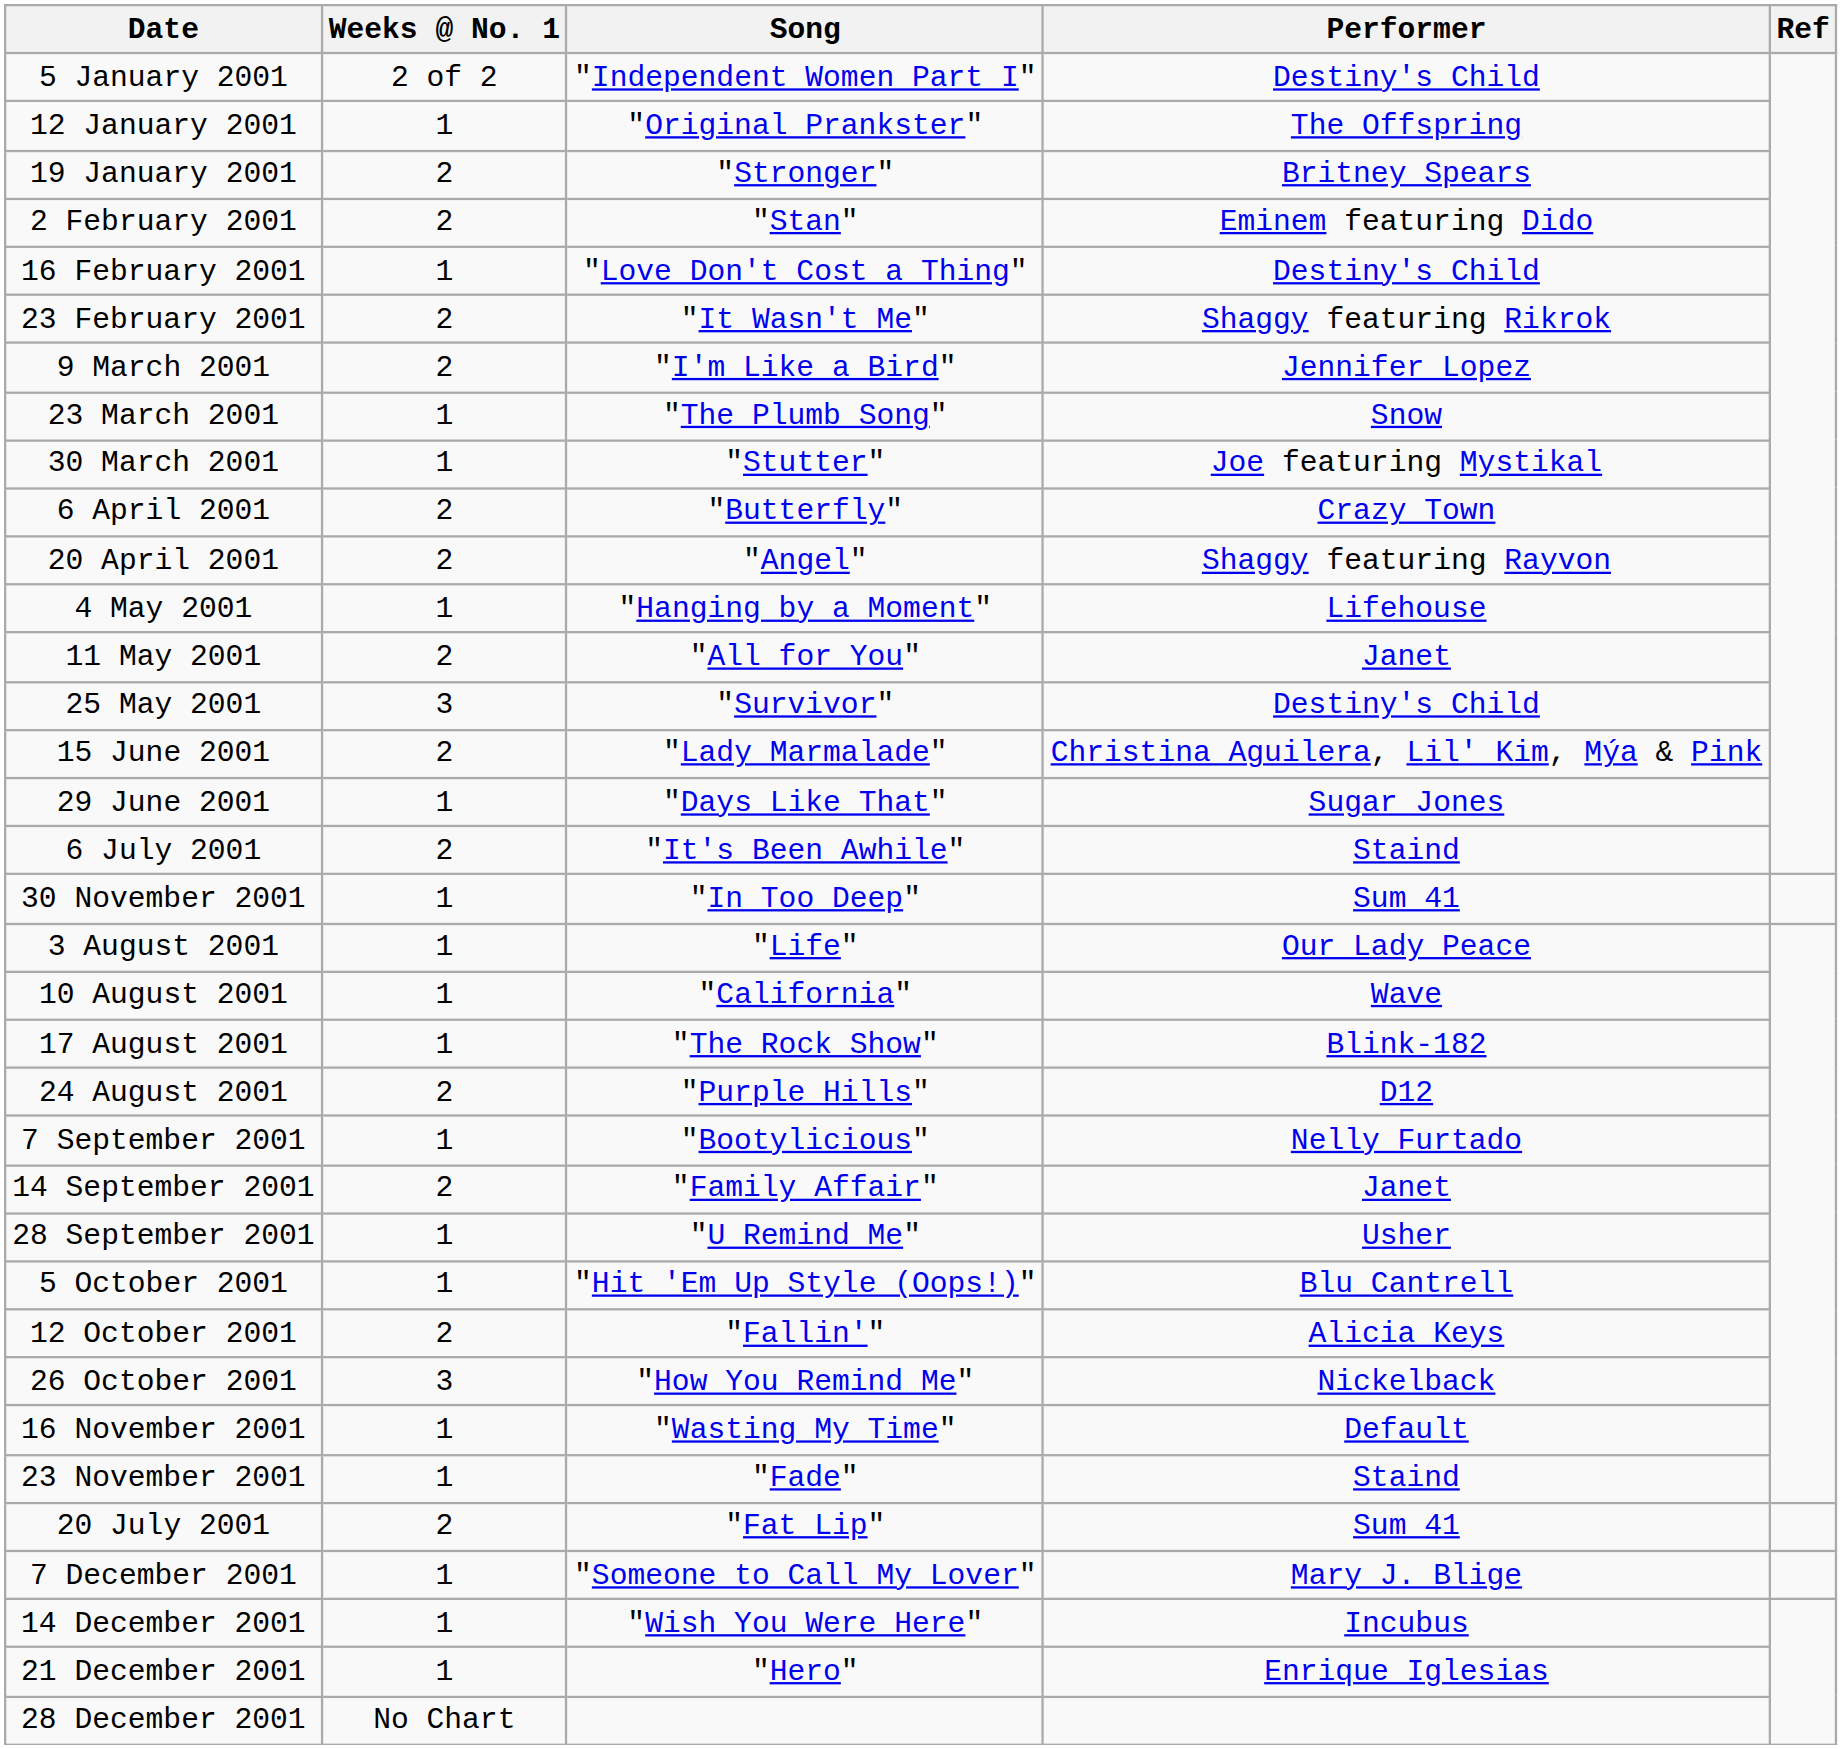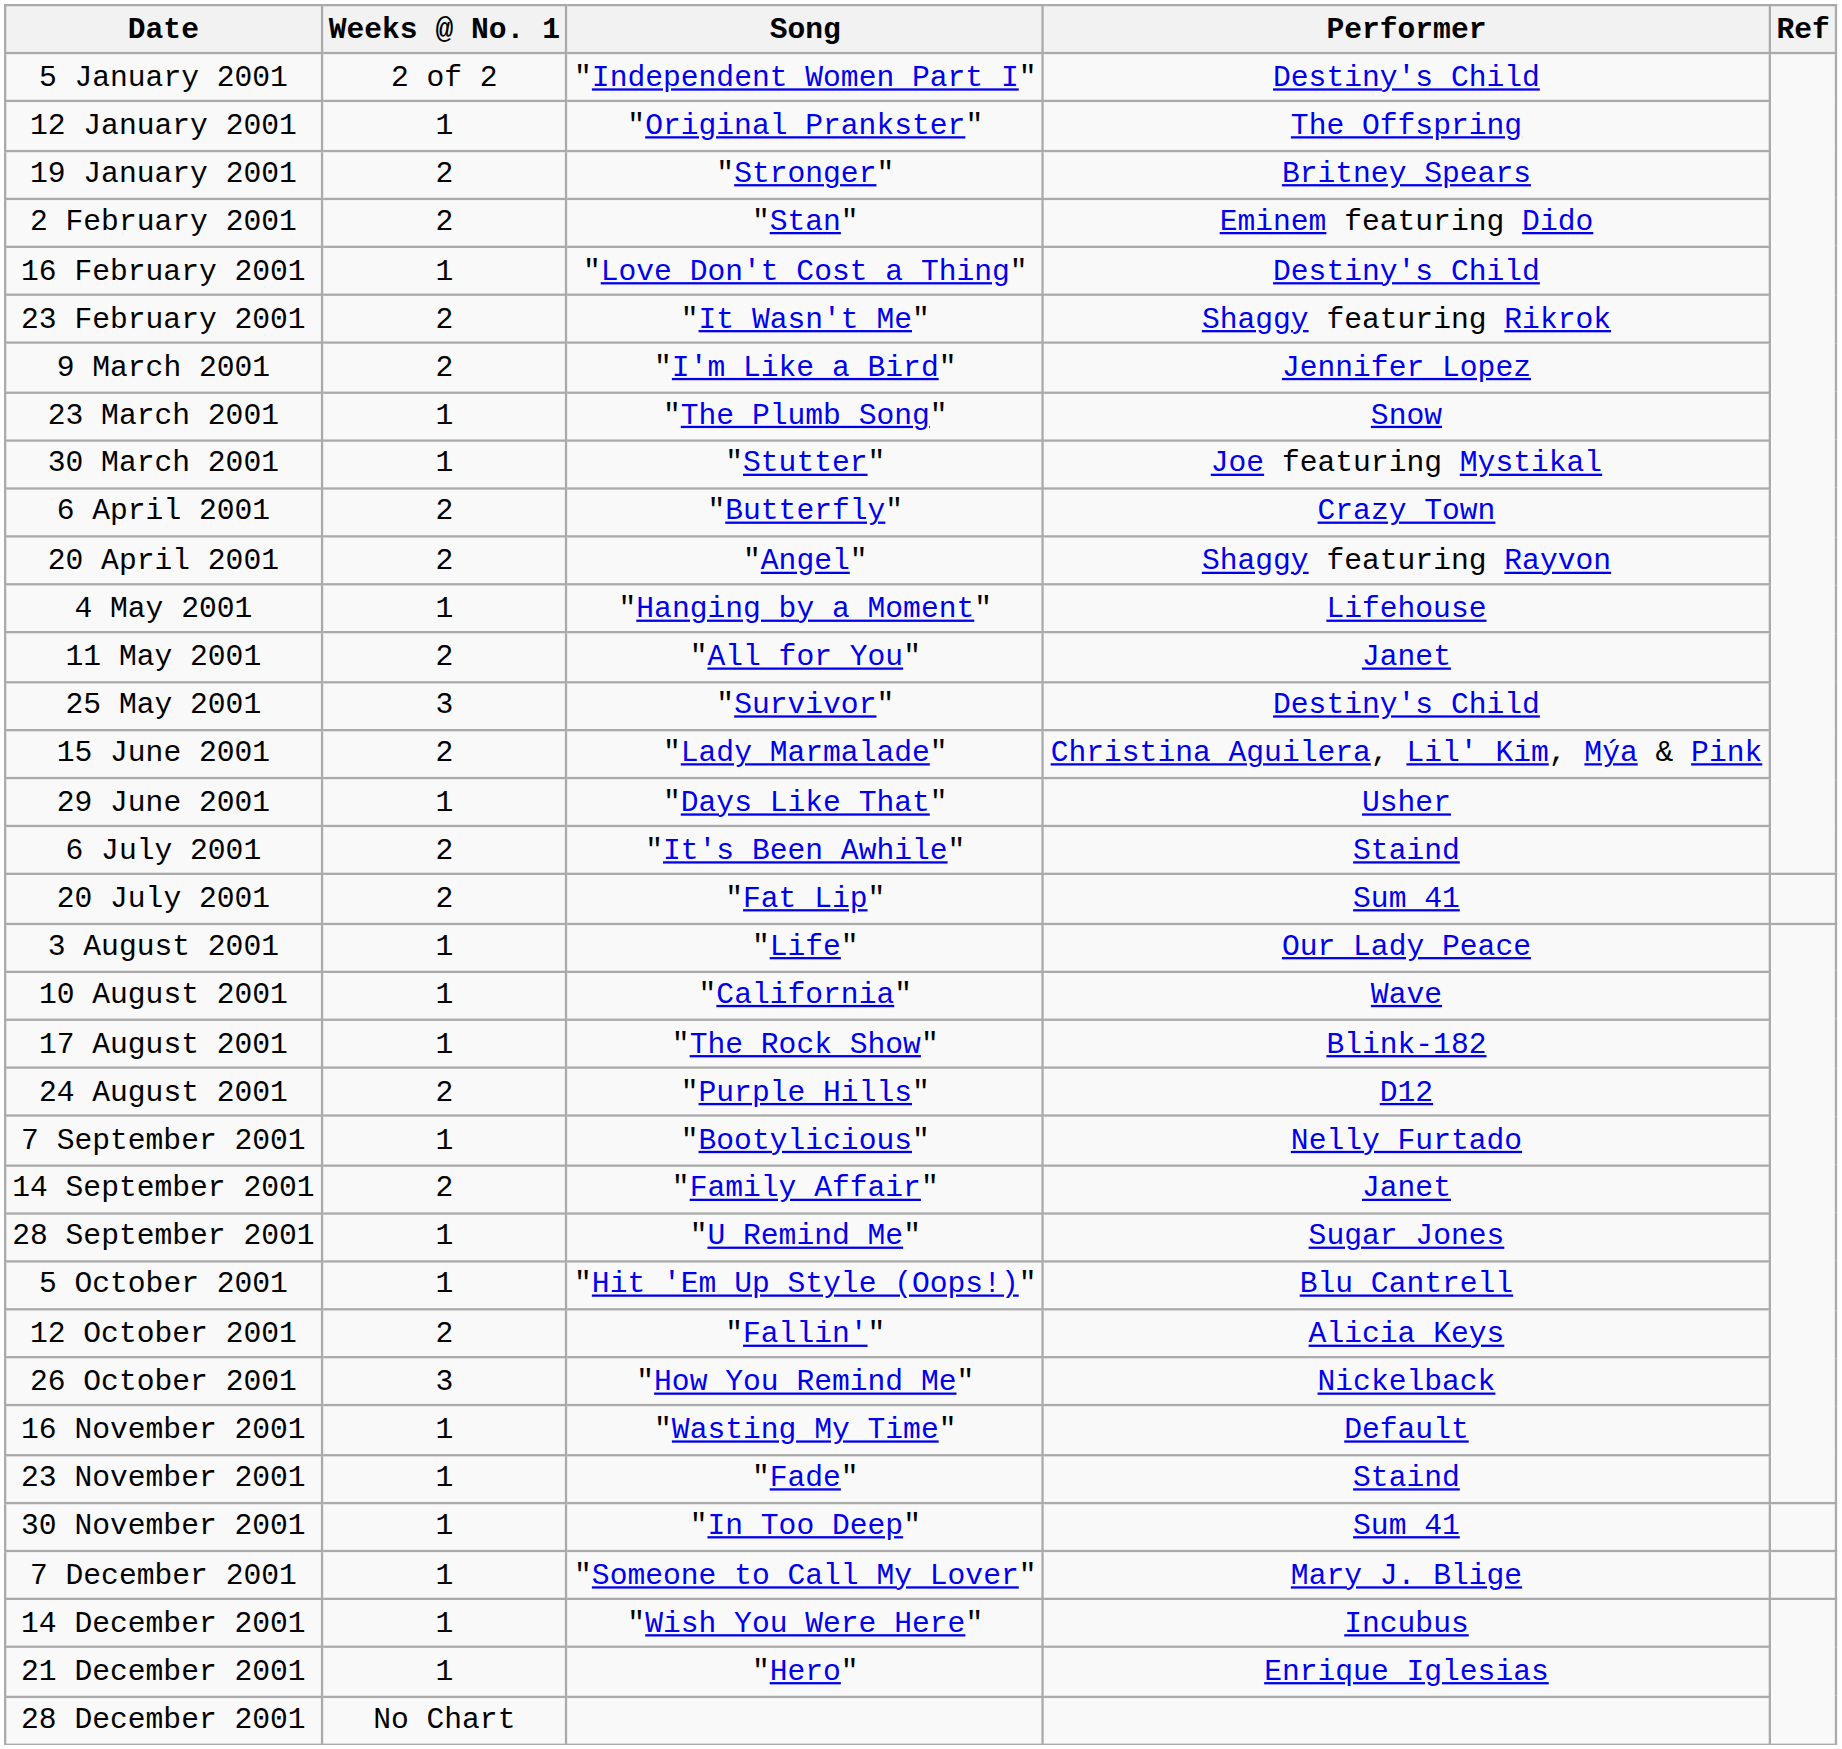(1406, 802) Sugar Jones -> (1406, 802) Usher
rows swapped: (163, 1527) <-> (163, 899)
(1406, 1237) Usher -> (1406, 1237) Sugar Jones
